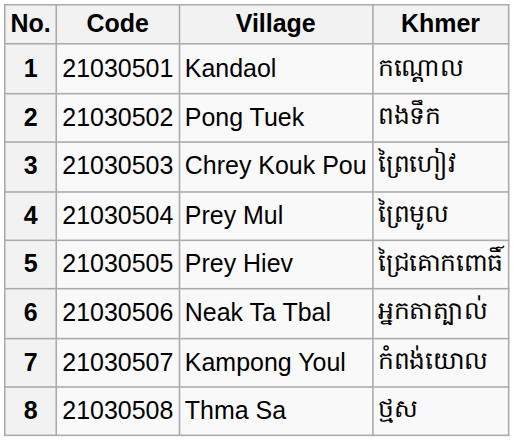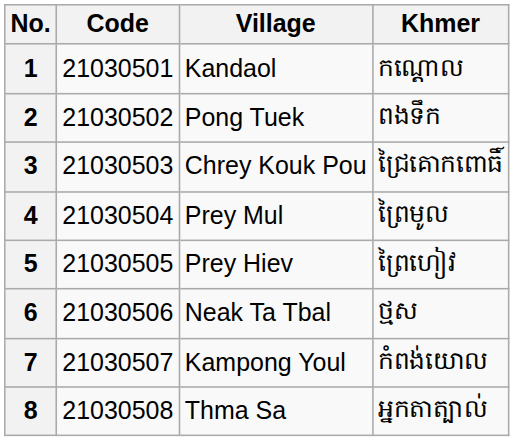(417, 164) ព្រៃហៀវ -> (440, 164) ជ្រៃគោកពោធិ៍
(440, 262) ជ្រៃគោកពោធិ៍ -> (417, 262) ព្រៃហៀវ
(433, 311) អ្នកតាត្បាល់ -> (398, 311) ថ្មស
(398, 409) ថ្មស -> (433, 409) អ្នកតាត្បាល់
